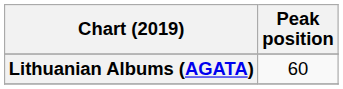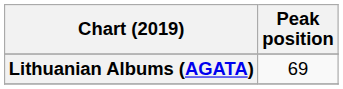(298, 68) 60 -> (298, 68) 69
